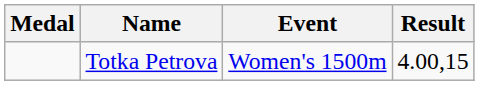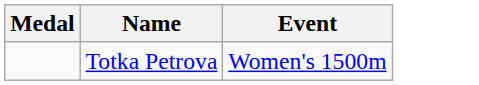- column: (433, 23)
